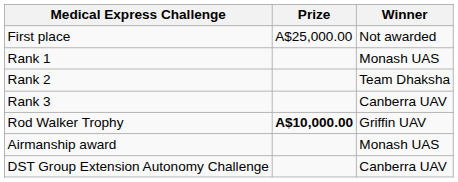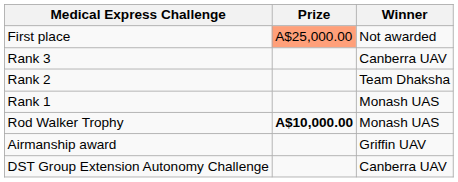(314, 36) no background -> (314, 36) lightsalmon background
rows swapped: (29, 58) <-> (29, 101)
(393, 123) Griffin UAV -> (399, 123) Monash UAS
(399, 144) Monash UAS -> (393, 144) Griffin UAV
